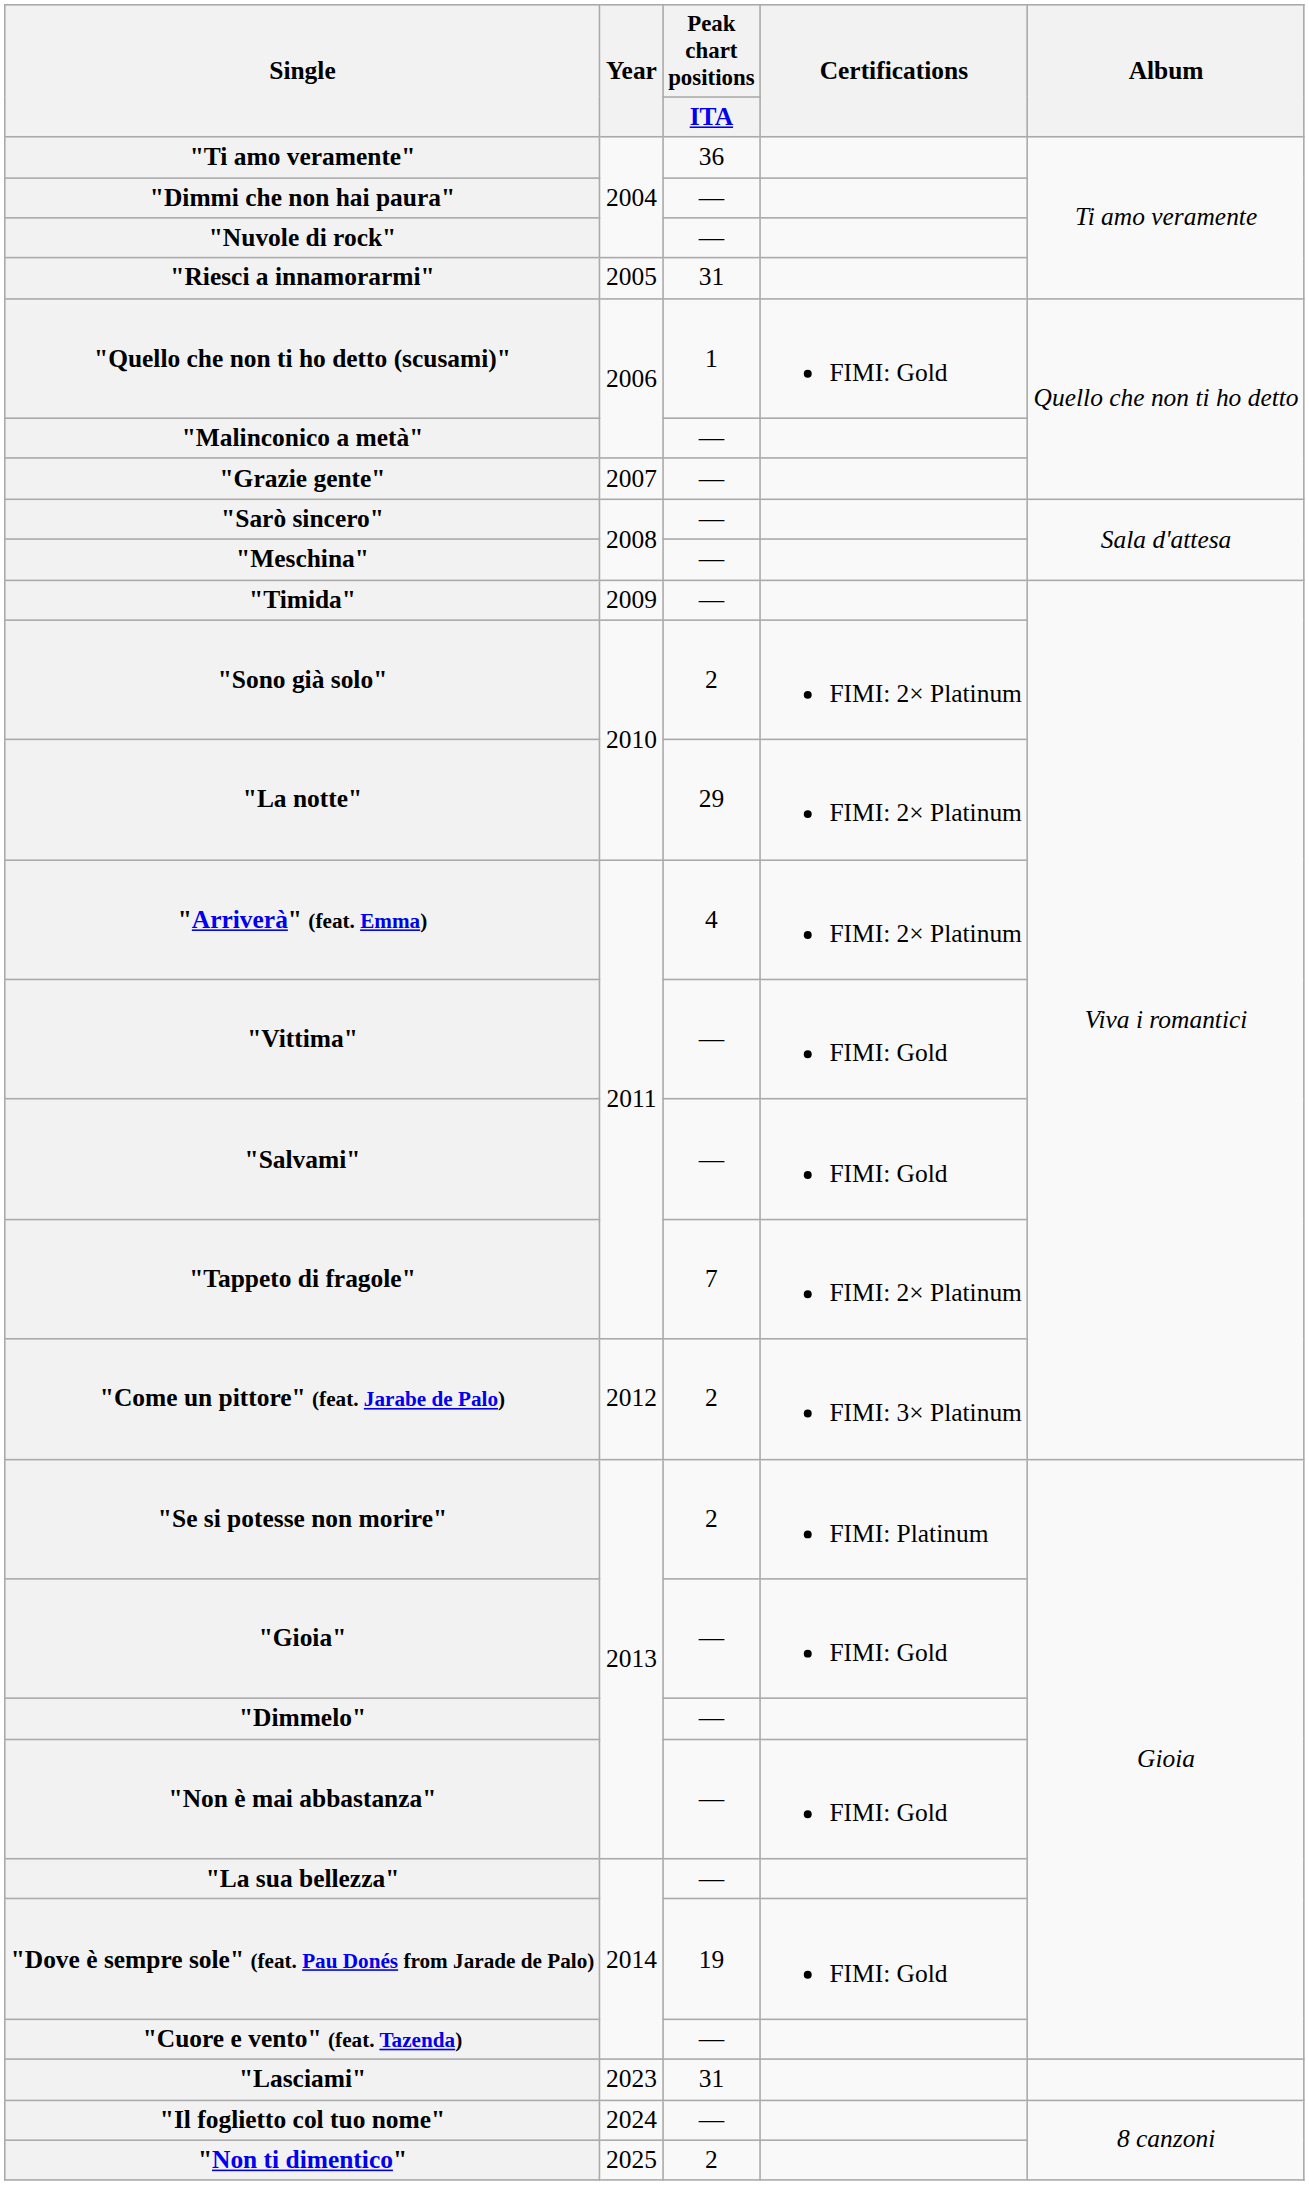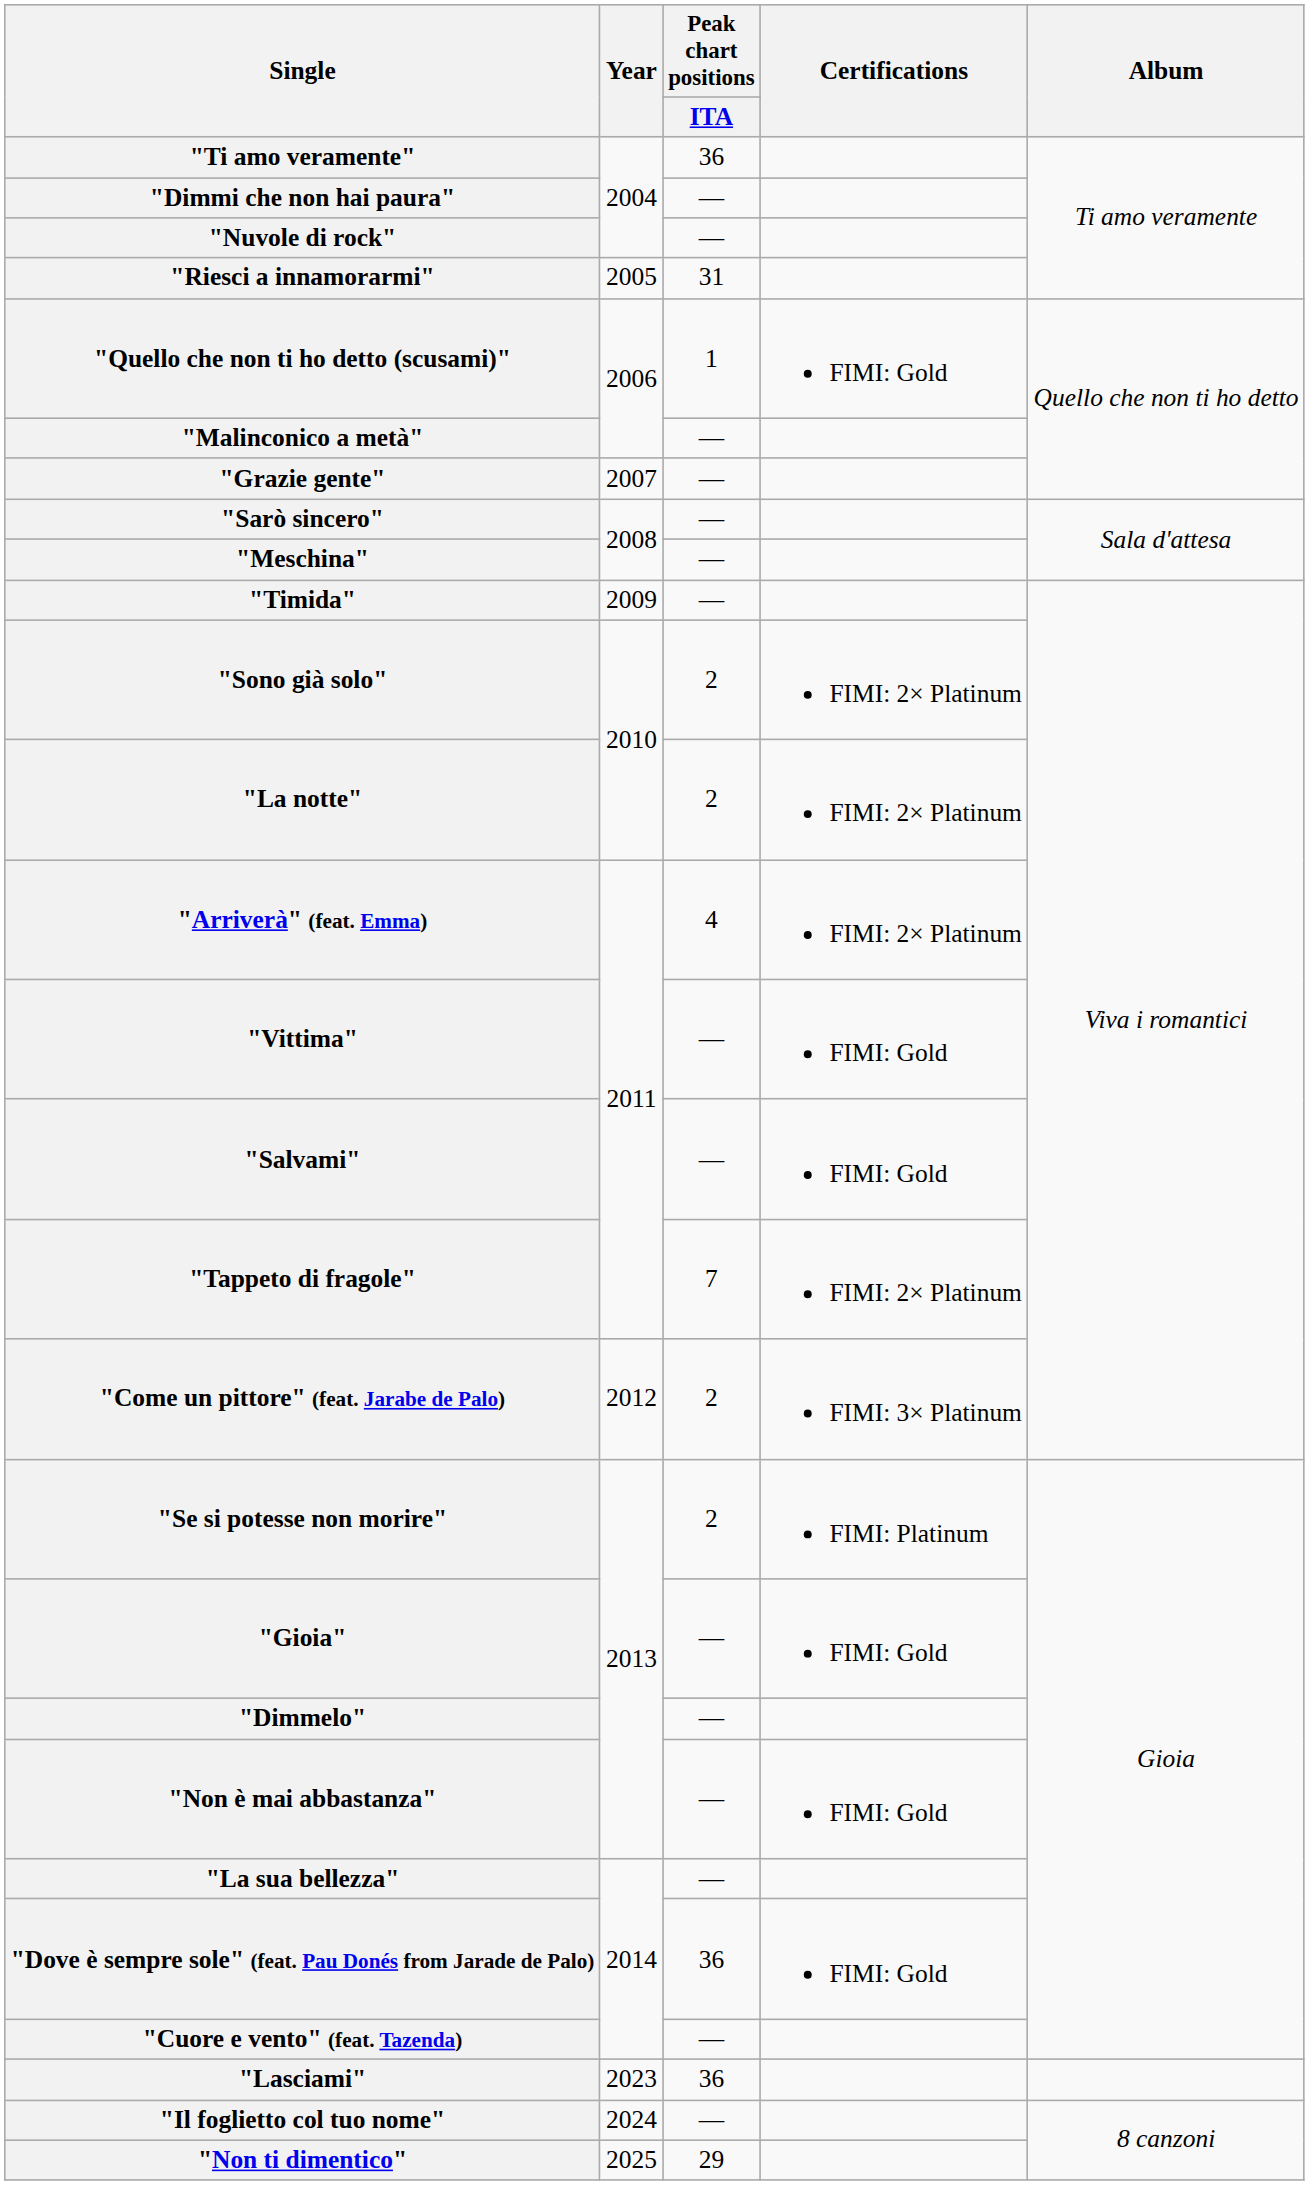(711, 799) 29 -> (711, 799) 2
(711, 1958) 19 -> (711, 1958) 36
(711, 2079) 31 -> (711, 2079) 36
(711, 2159) 2 -> (711, 2159) 29
